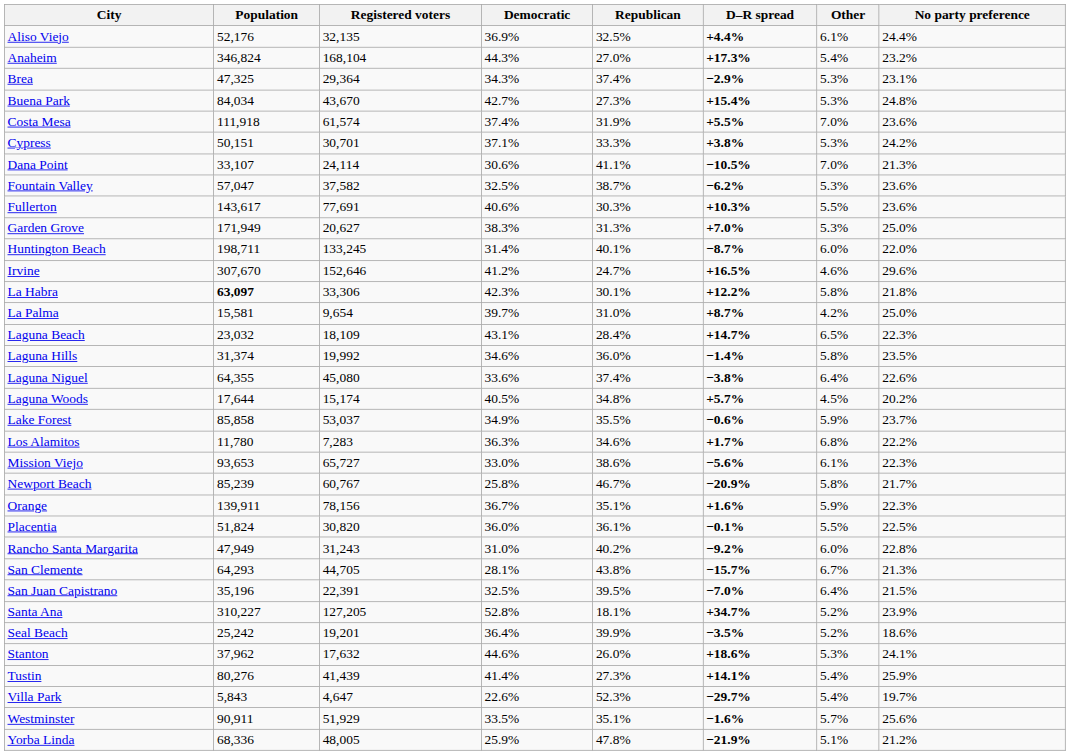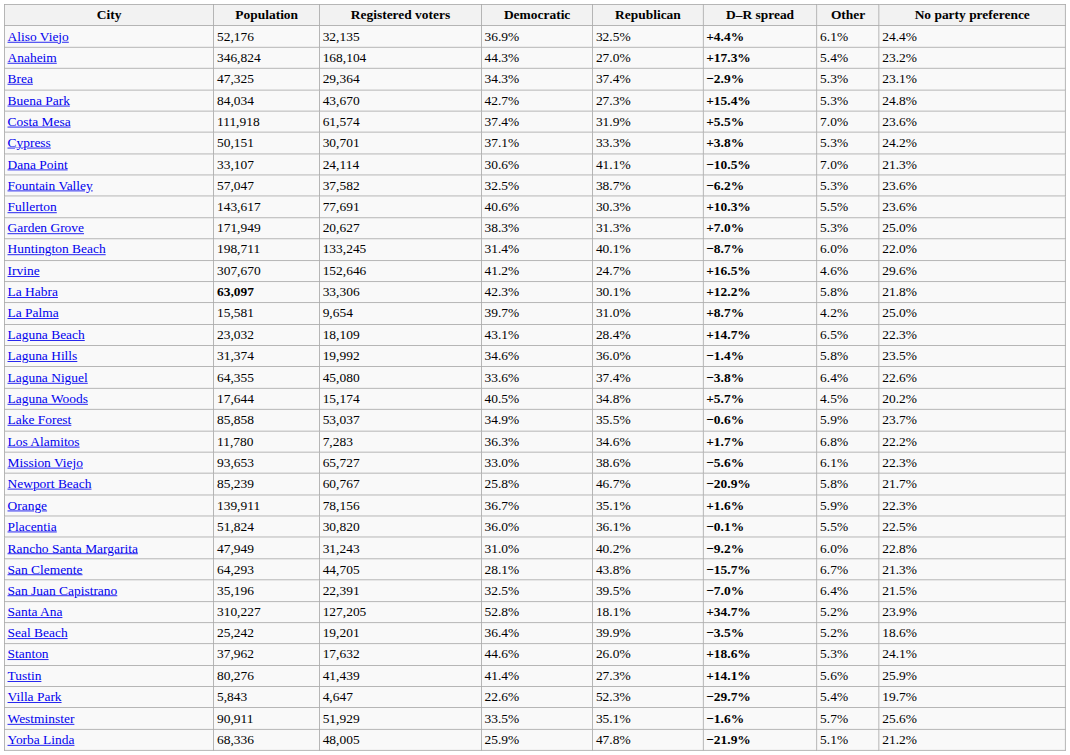(834, 675) 5.4% -> (834, 675) 5.6%
